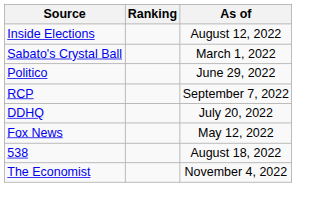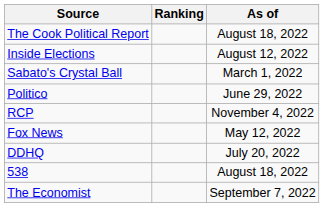+ row: (78, 34)
(236, 93) September 7, 2022 -> (263, 113) November 4, 2022
rows swapped: (35, 133) <-> (26, 113)
(236, 172) November 4, 2022 -> (263, 192) September 7, 2022
